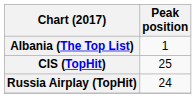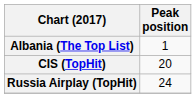(165, 64) 25 -> (165, 64) 20
